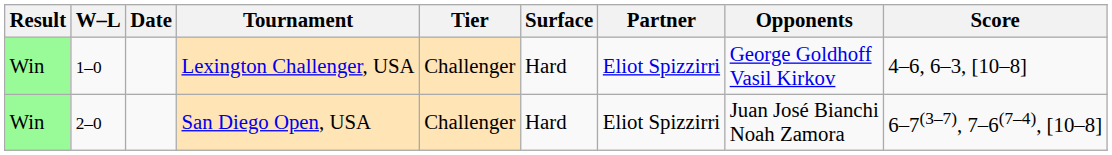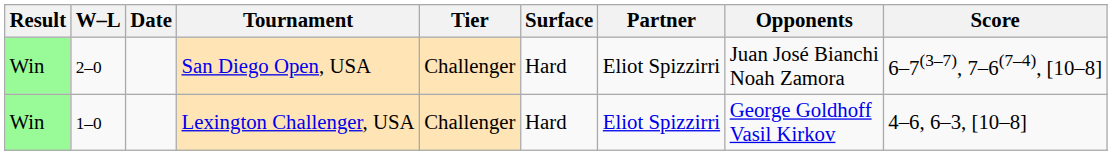rows swapped: (298, 65) <-> (276, 122)
